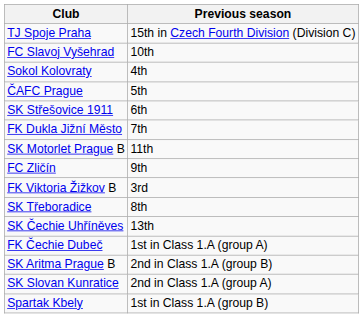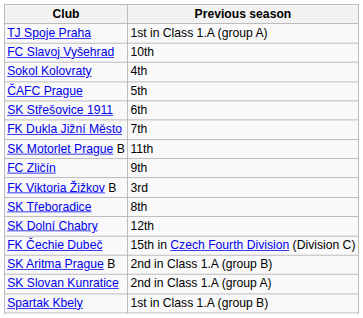(243, 33) 15th in Czech Fourth Division (Division C) -> (199, 33) 1st in Class 1.A (group A)
+ row: (52, 226)
- row: (65, 226)
(199, 245) 1st in Class 1.A (group A) -> (243, 245) 15th in Czech Fourth Division (Division C)
